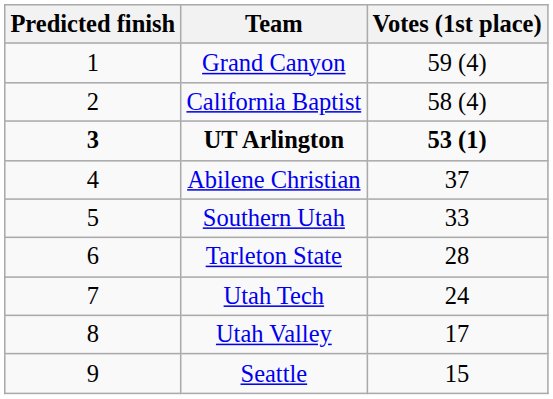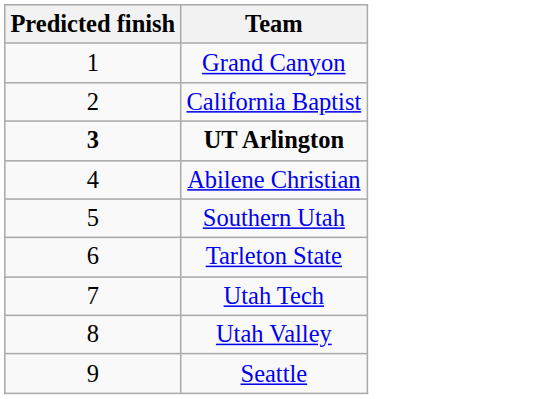- column: (457, 23)
